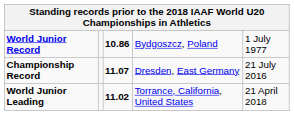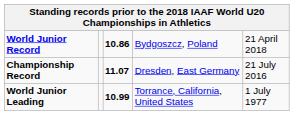(258, 44) 1 July 1977 -> (261, 44) 21 April 2018
(117, 97) 11.02 -> (117, 97) 10.99
(261, 97) 21 April 2018 -> (258, 97) 1 July 1977
